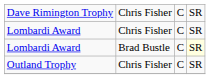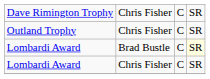rows swapped: (44, 30) <-> (41, 64)
